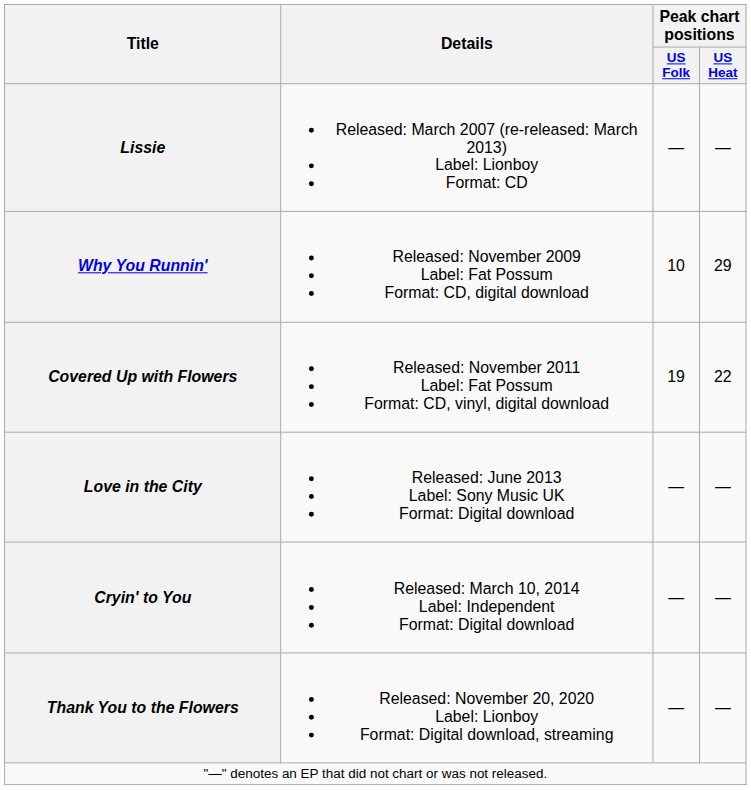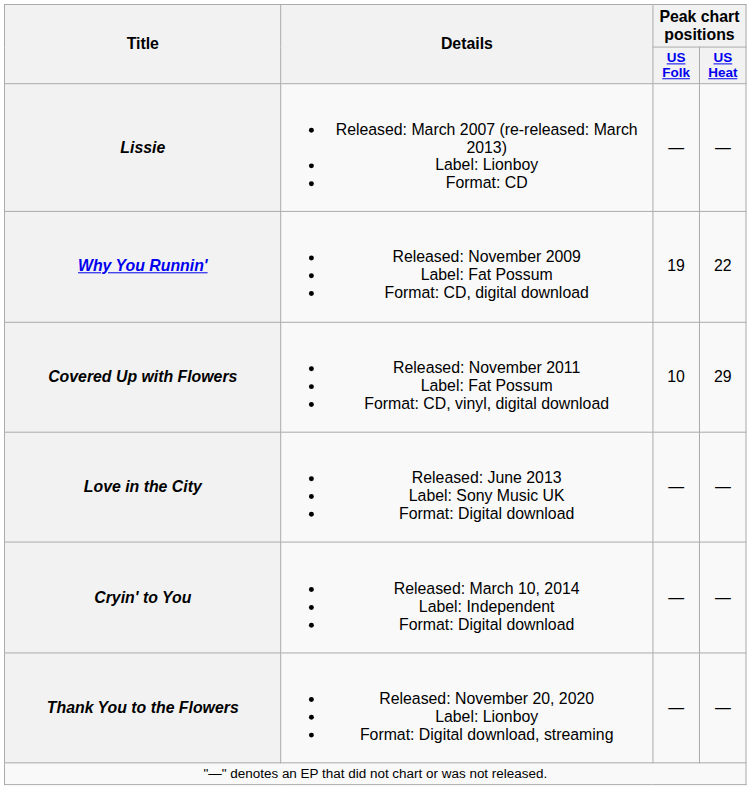(676, 266) 10 -> (676, 266) 19
(723, 266) 29 -> (723, 266) 22
(676, 376) 19 -> (676, 376) 10
(723, 376) 22 -> (723, 376) 29
